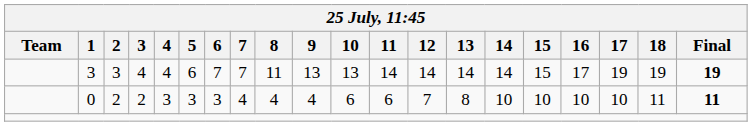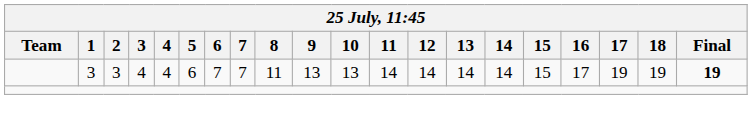- row: (91, 99)
